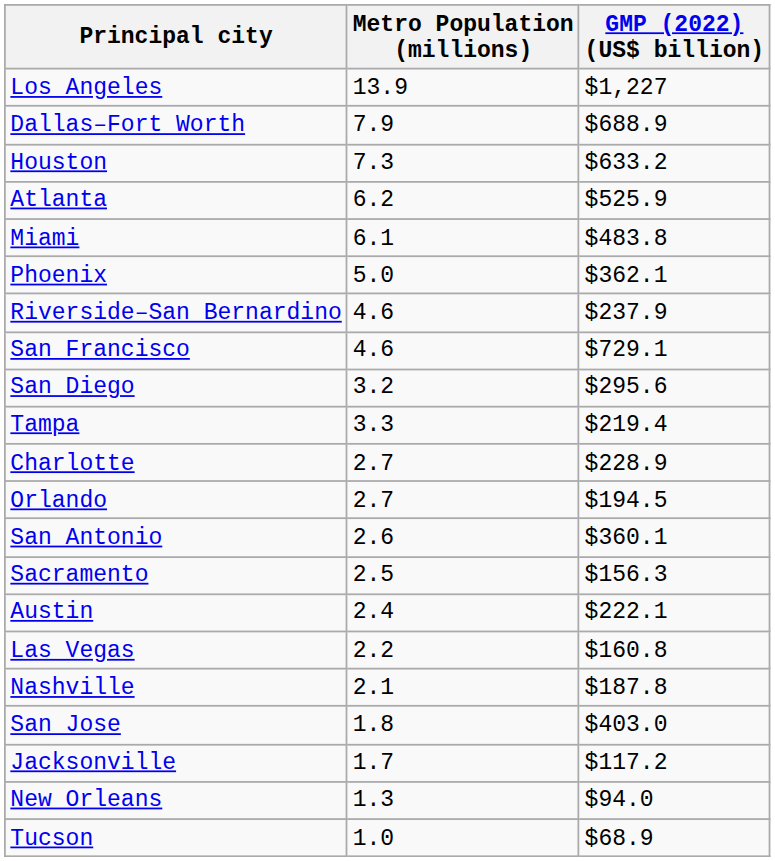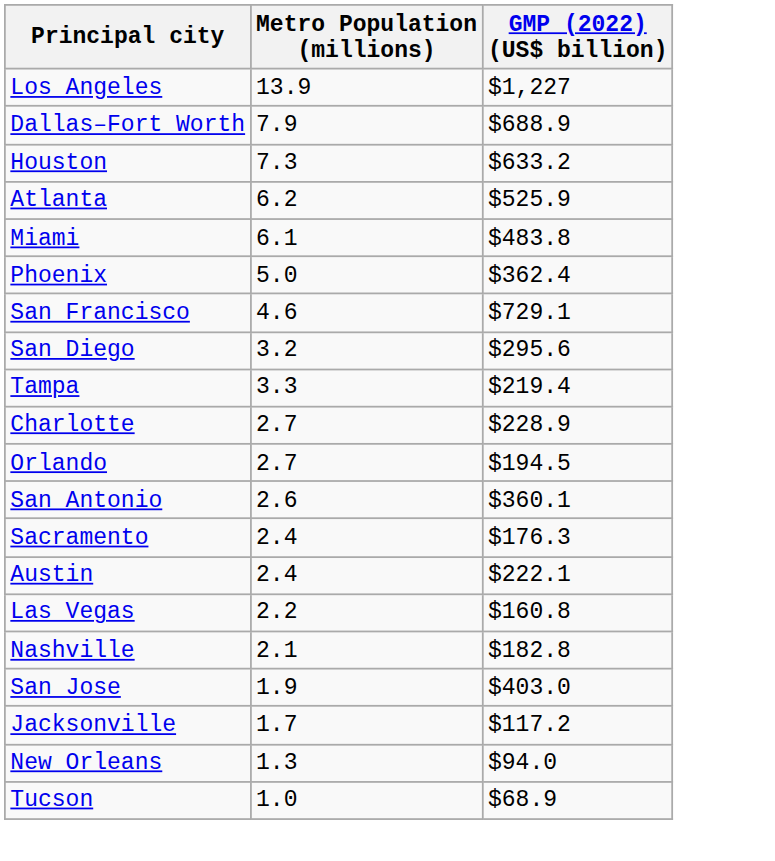(626, 275) $362.1 -> (529, 275) $362.4
- row: (176, 313)
(373, 575) 2.5 -> (277, 538) 2.4
(626, 575) $156.3 -> (529, 538) $176.3
(626, 688) $187.8 -> (529, 650) $182.8
(373, 725) 1.8 -> (277, 688) 1.9
